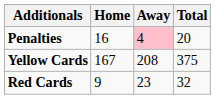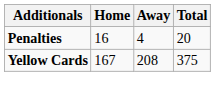(140, 37) pink background -> (140, 37) no background
- row: (40, 82)
